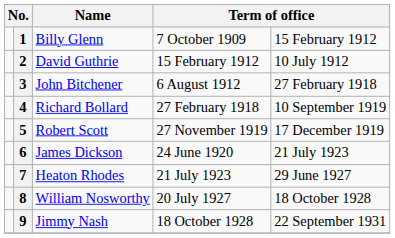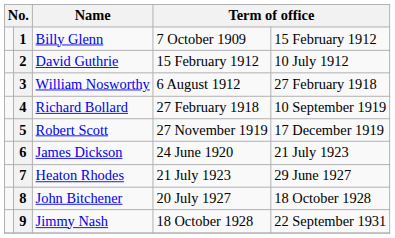(79, 84) John Bitchener -> (93, 84) William Nosworthy
(93, 198) William Nosworthy -> (79, 198) John Bitchener
